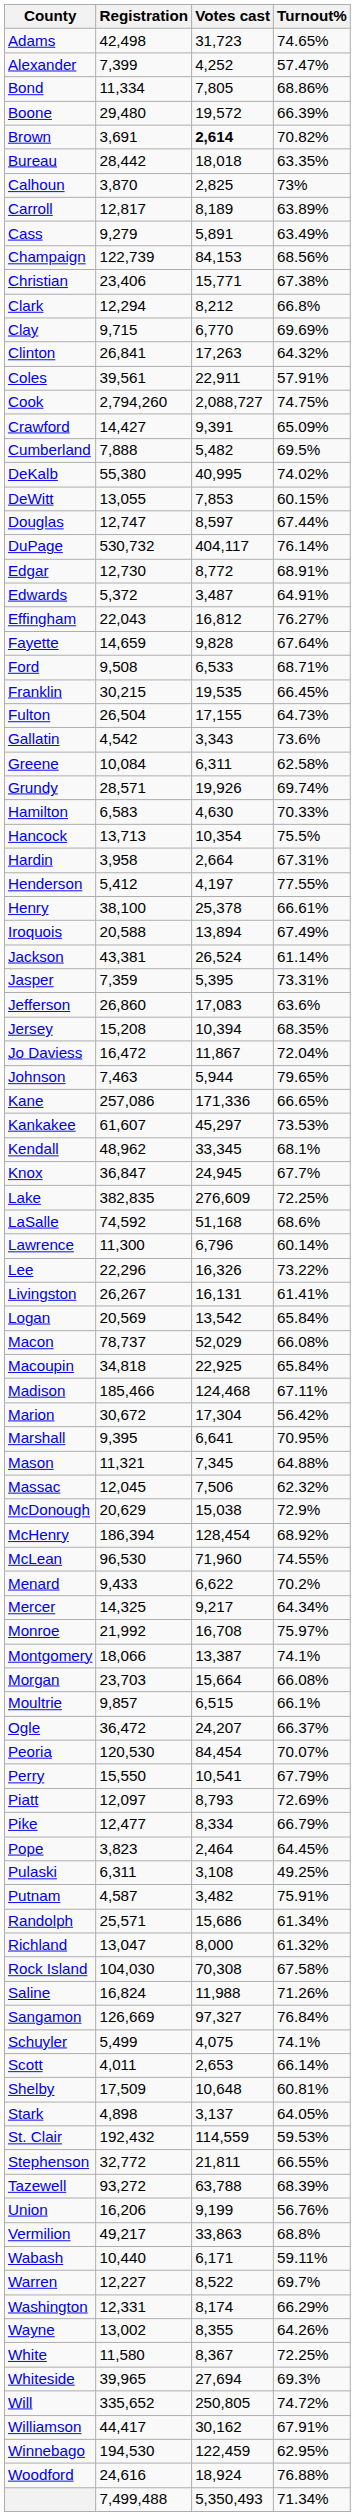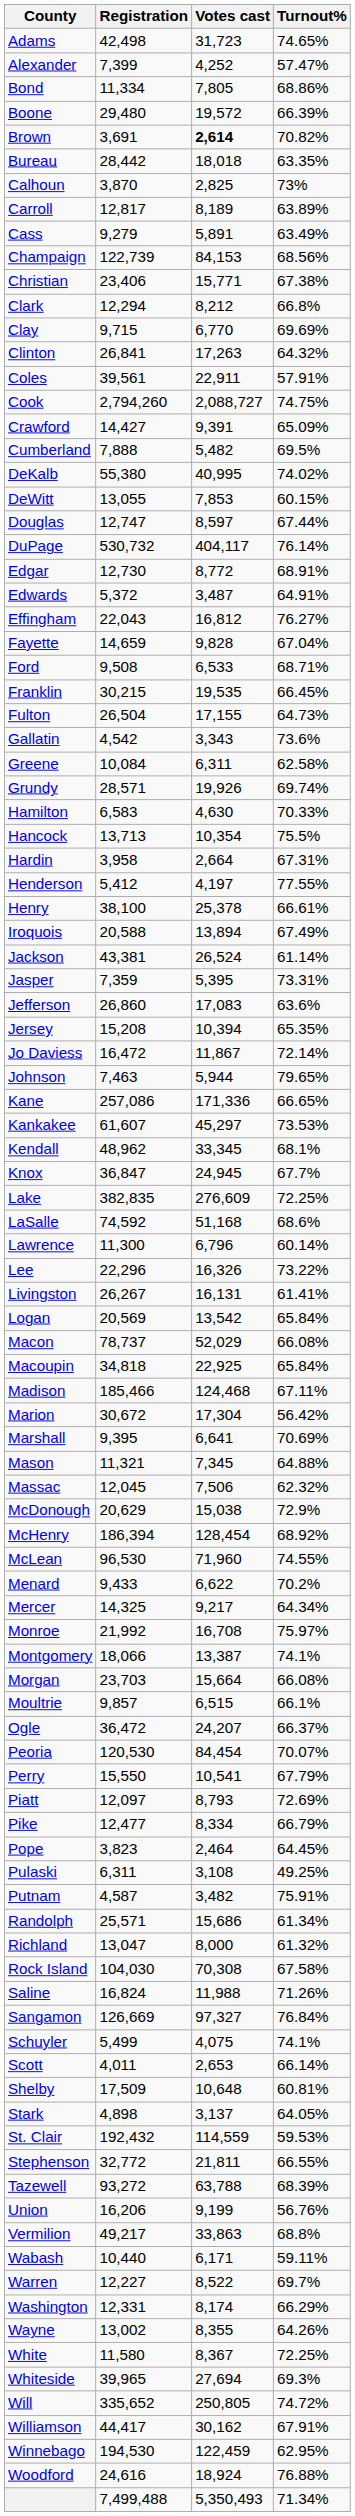(303, 643) 67.64% -> (303, 643) 67.04%
(303, 1029) 68.35% -> (303, 1029) 65.35%
(303, 1053) 72.04% -> (303, 1053) 72.14%
(303, 1438) 70.95% -> (303, 1438) 70.69%
